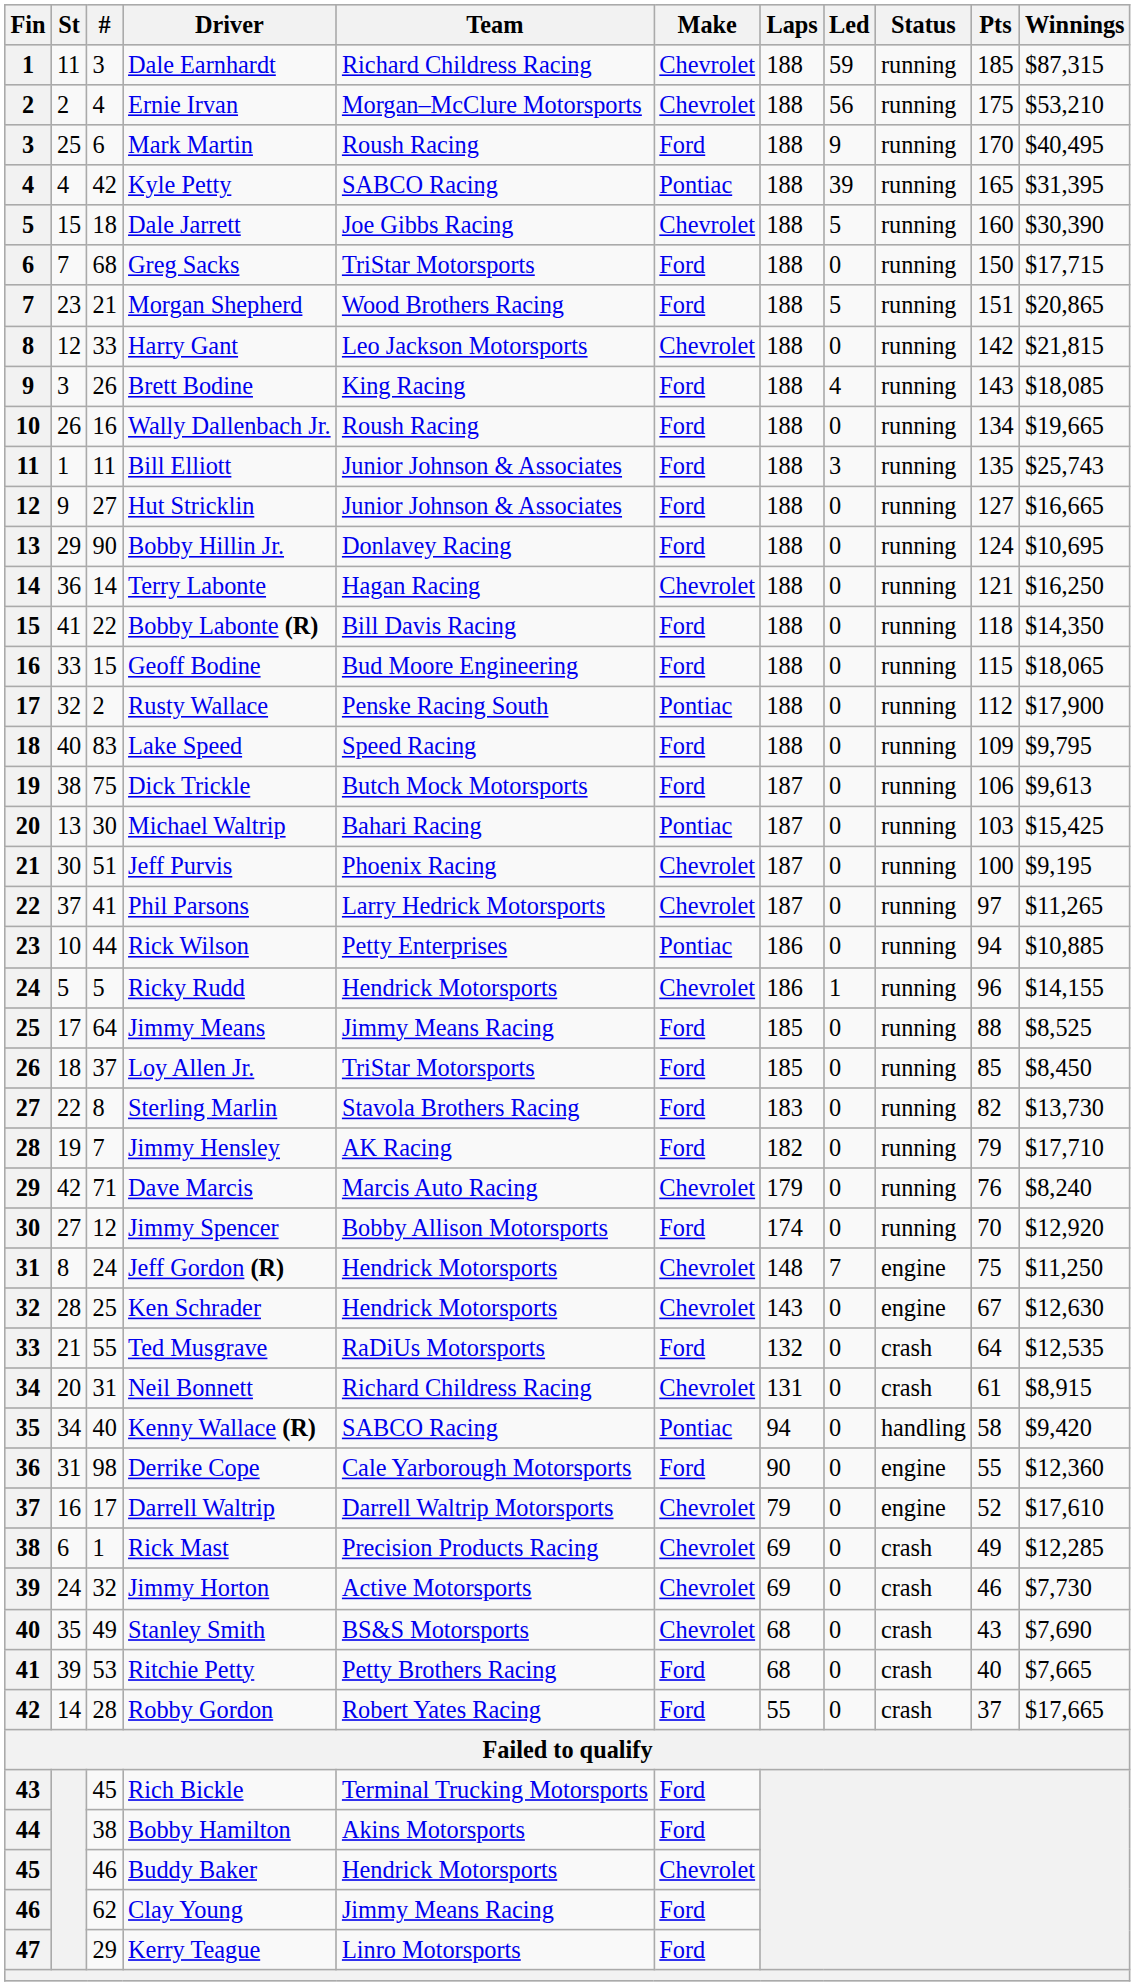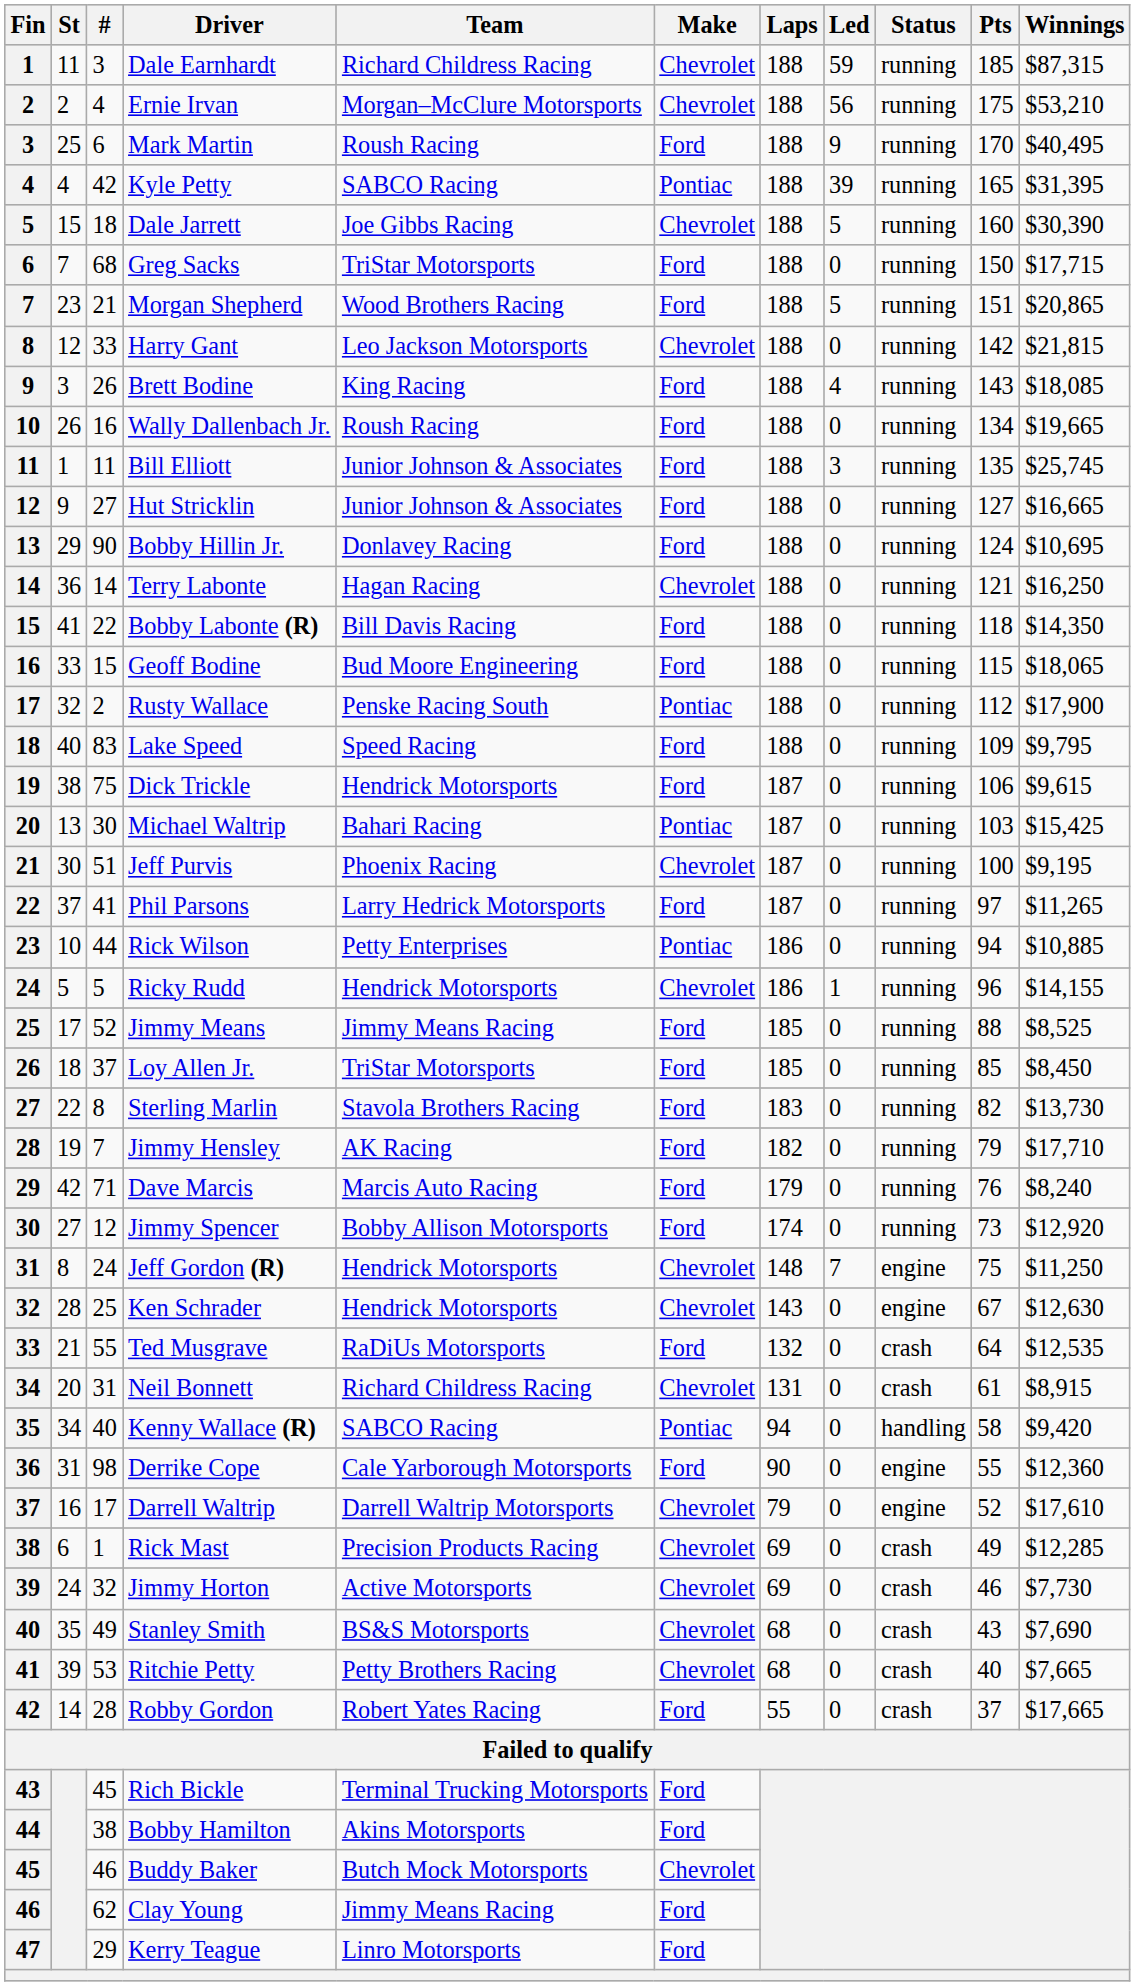(1064, 465) $25,743 -> (1064, 465) $25,745
(465, 786) Butch Mock Motorsports -> (450, 786) Hendrick Motorsports
(1058, 786) $9,613 -> (1058, 786) $9,615
(707, 906) Chevrolet -> (682, 906) Ford
(105, 1027) 64 -> (105, 1027) 52
(707, 1187) Chevrolet -> (682, 1187) Ford
(989, 1227) 70 -> (989, 1227) 73
(682, 1668) Ford -> (707, 1668) Chevrolet
(450, 1869) Hendrick Motorsports -> (465, 1869) Butch Mock Motorsports
